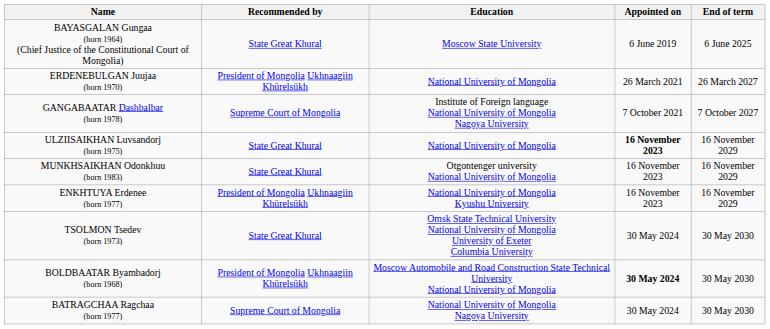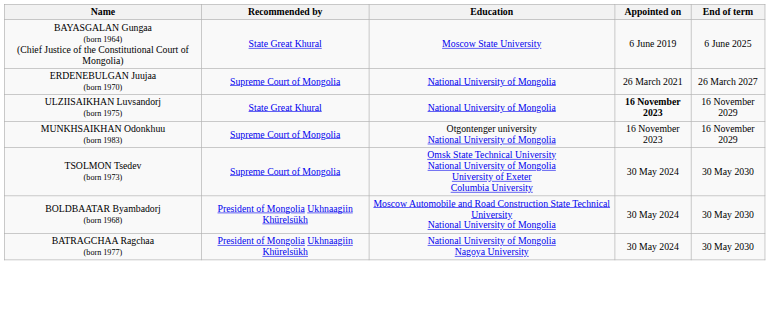(285, 81) President of Mongolia Ukhnaagiin Khürelsükh -> (285, 81) Supreme Court of Mongolia
- row: (103, 113)
(285, 171) State Great Khural -> (285, 134) Supreme Court of Mongolia
- row: (103, 198)
(285, 235) State Great Khural -> (285, 171) Supreme Court of Mongolia
(653, 278) bold -> (653, 214) normal
(285, 310) Supreme Court of Mongolia -> (285, 246) President of Mongolia Ukhnaagiin Khürelsükh
